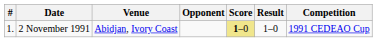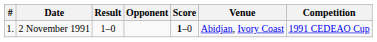columns swapped: (136, 12) <-> (270, 12)
(241, 29) khaki background -> (184, 29) no background
